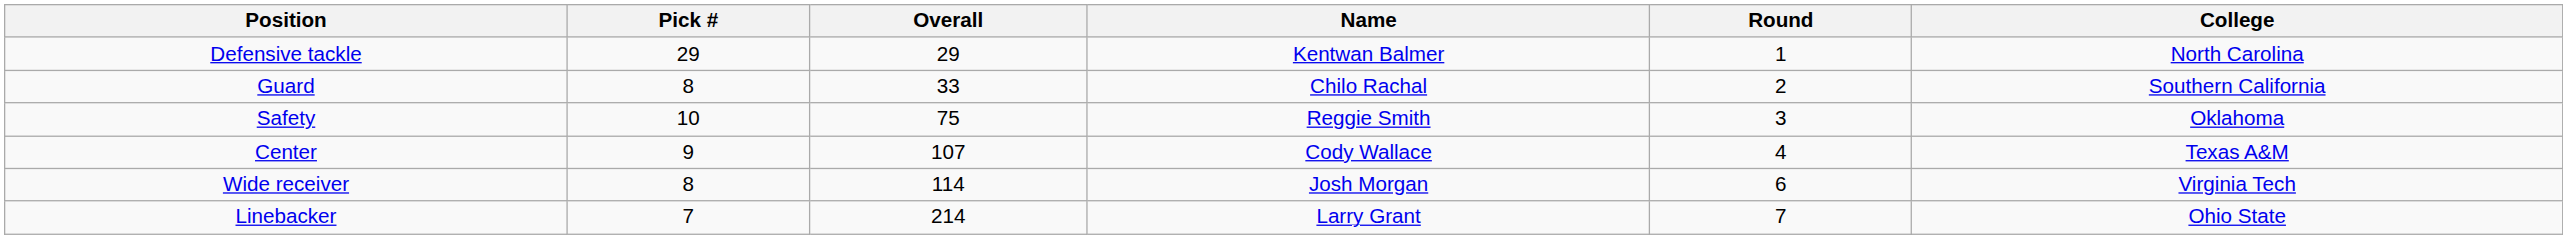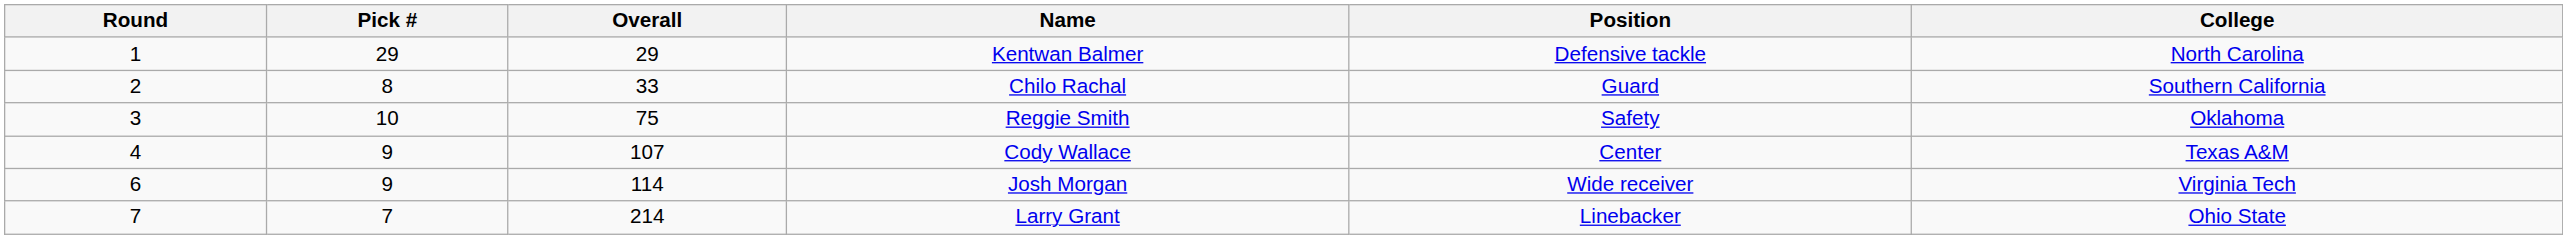columns swapped: (1781, 20) <-> (286, 20)
(688, 184) 8 -> (387, 184) 9
